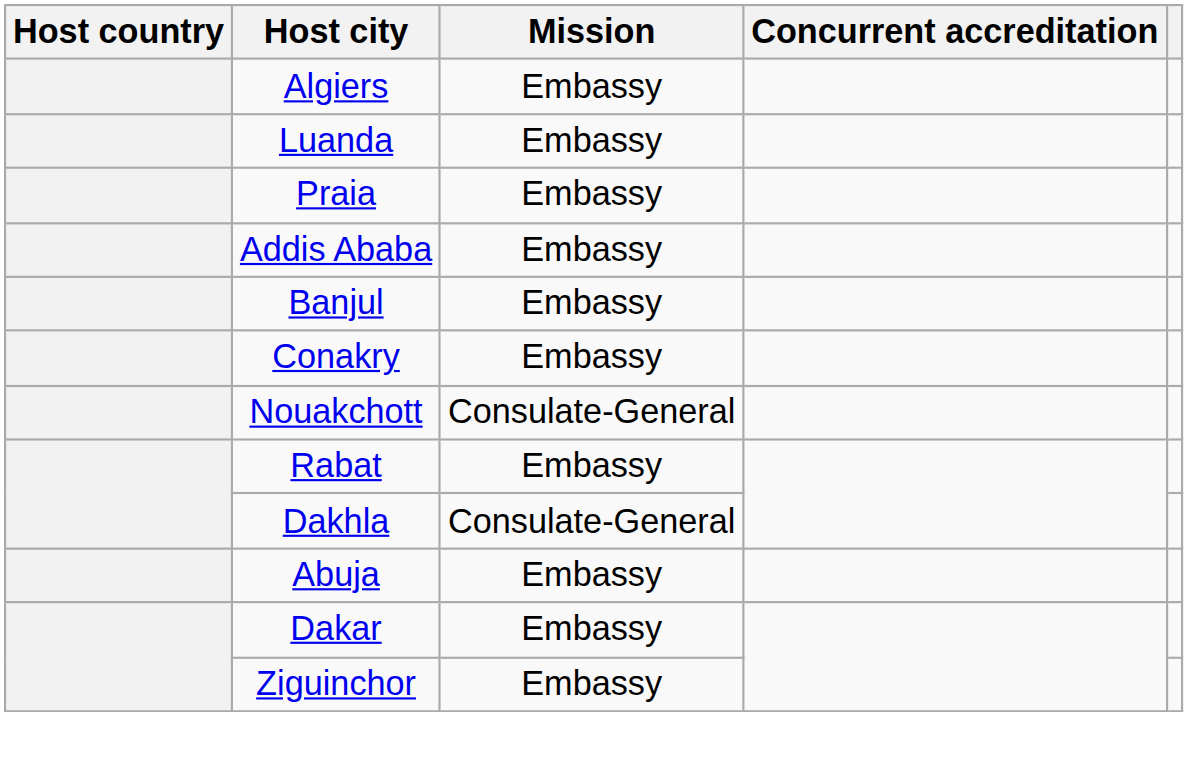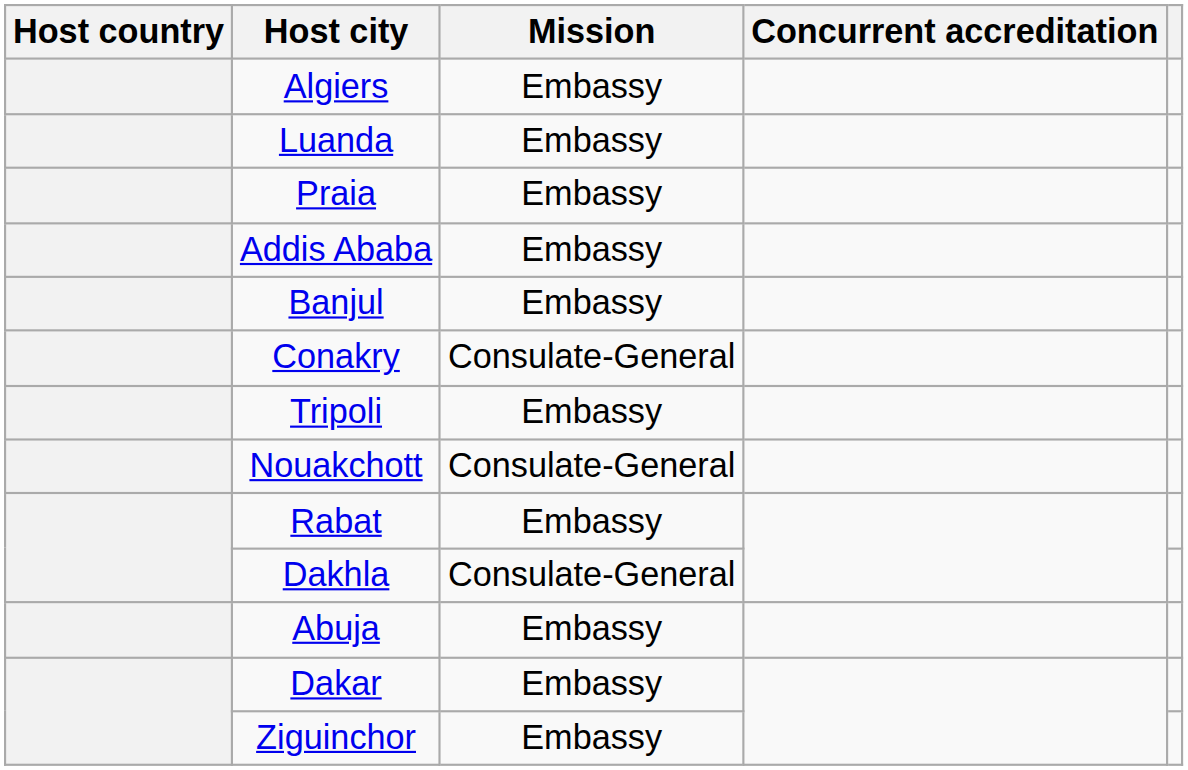(592, 357) Embassy -> (592, 357) Consulate-General
+ row: (336, 411)
